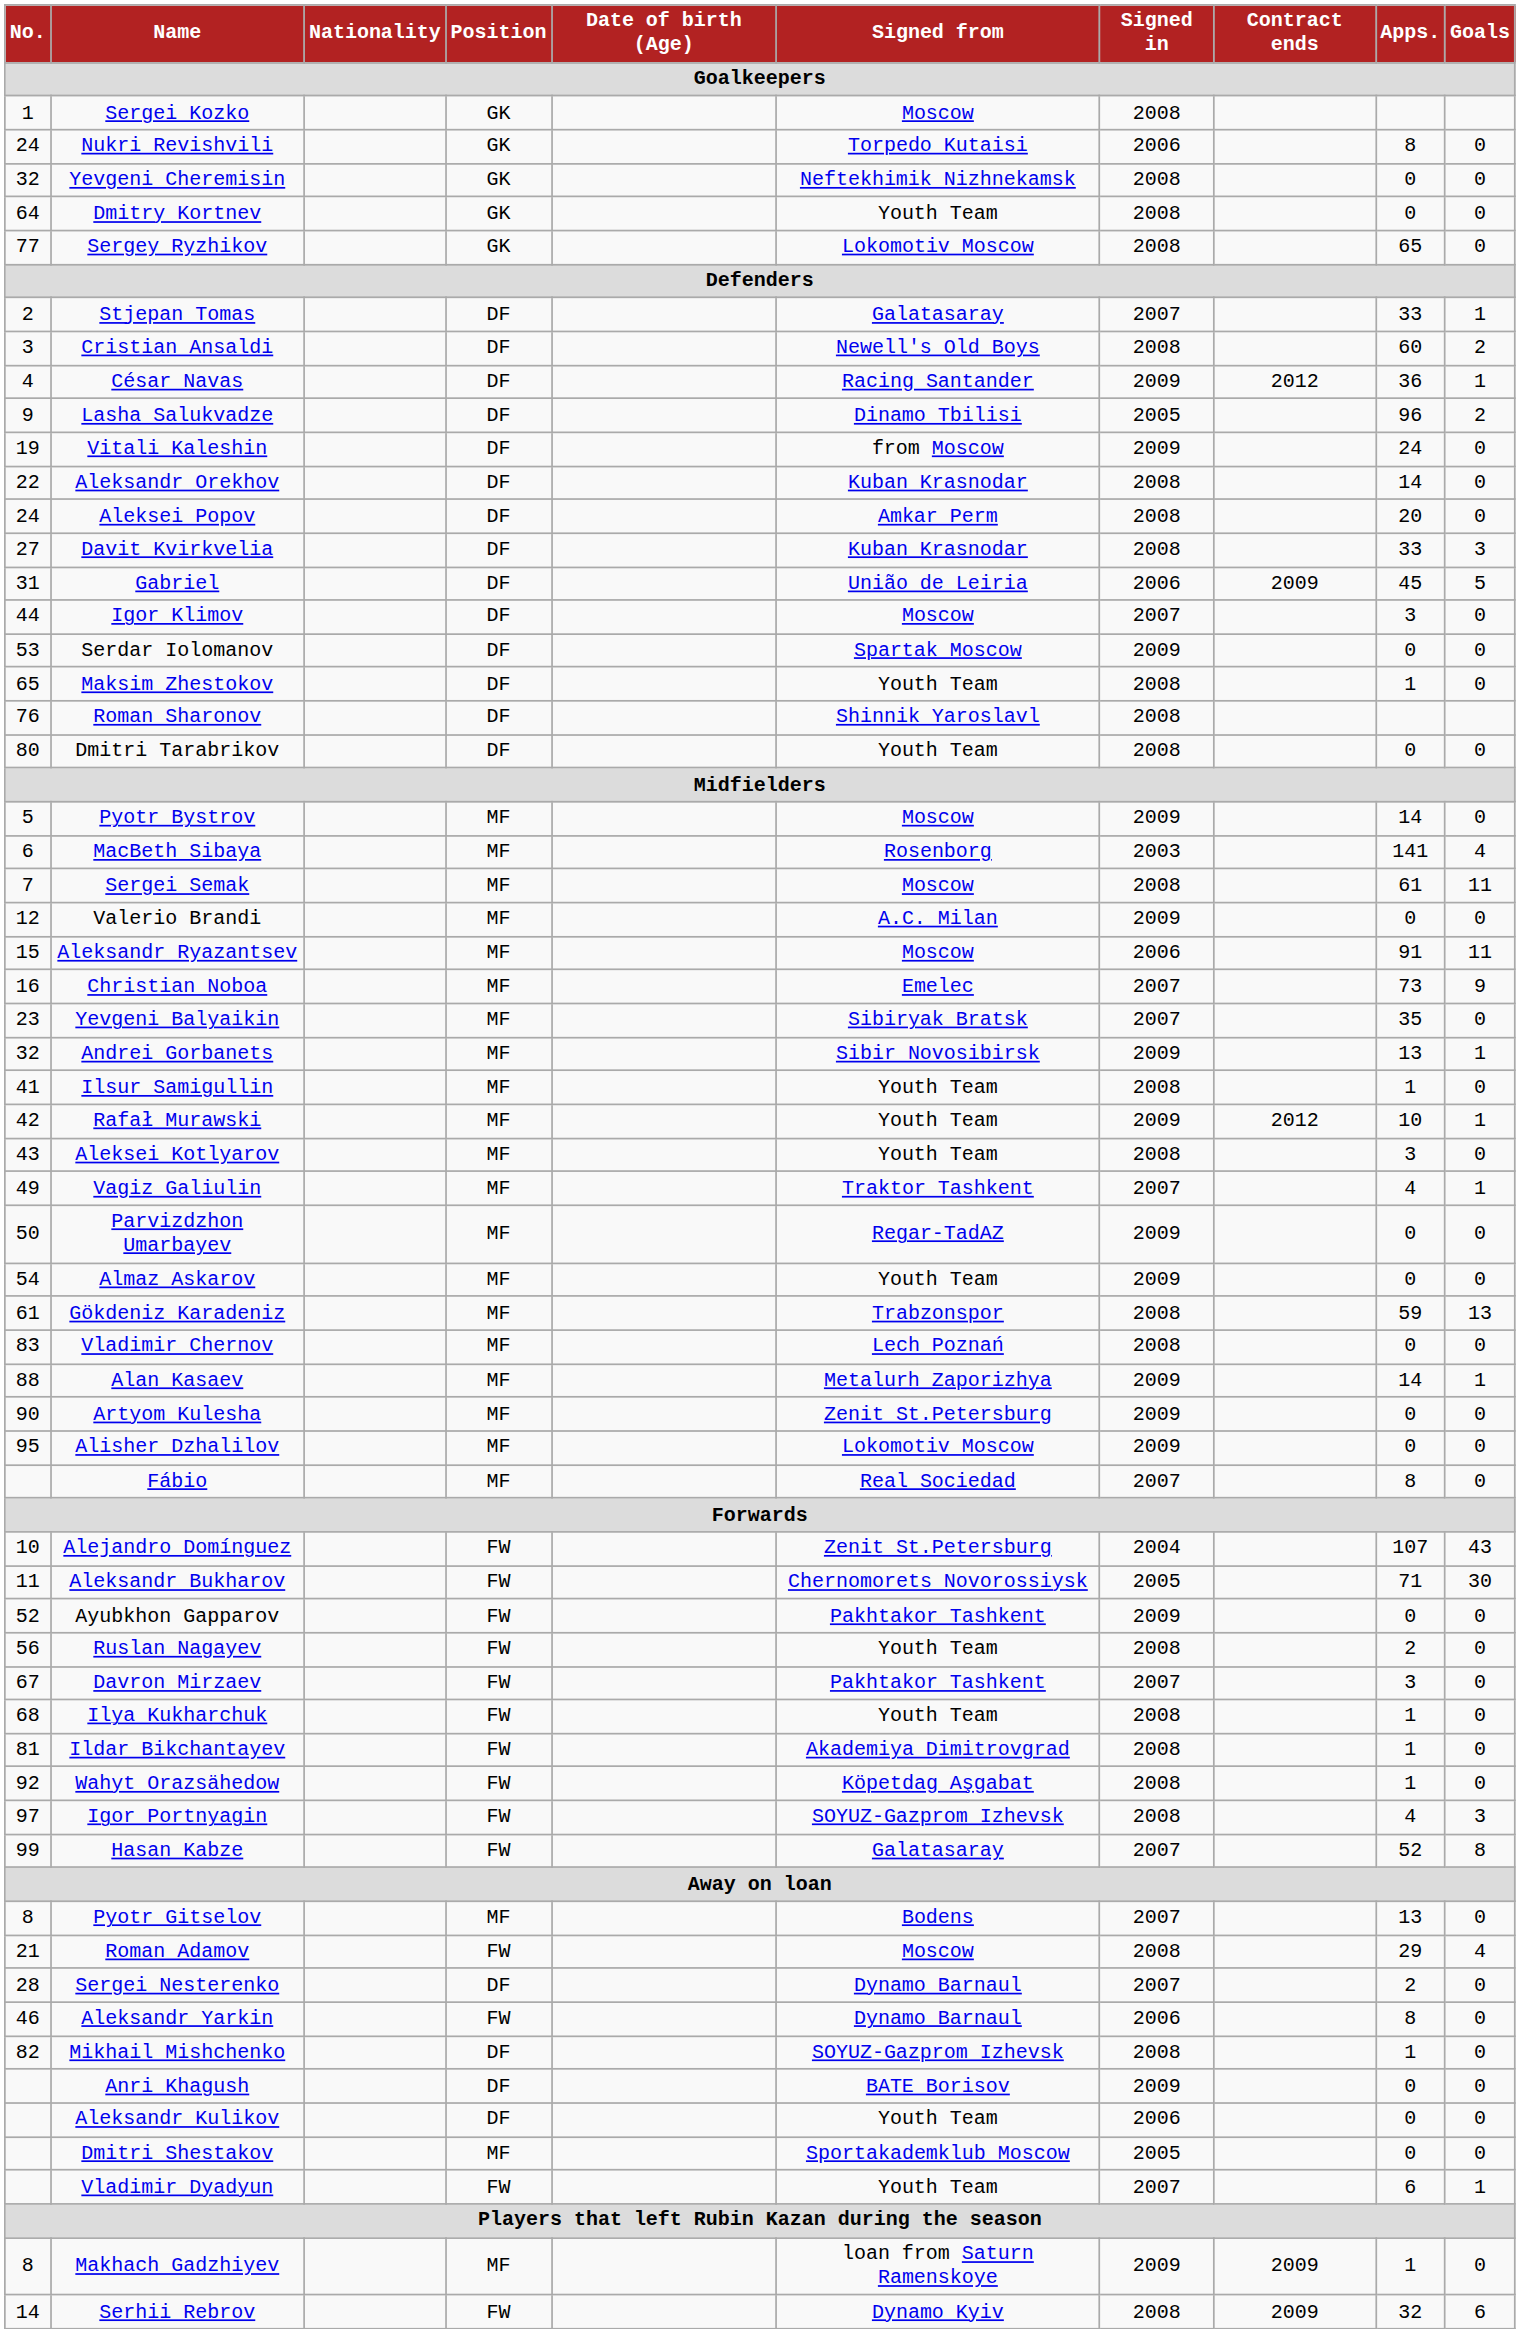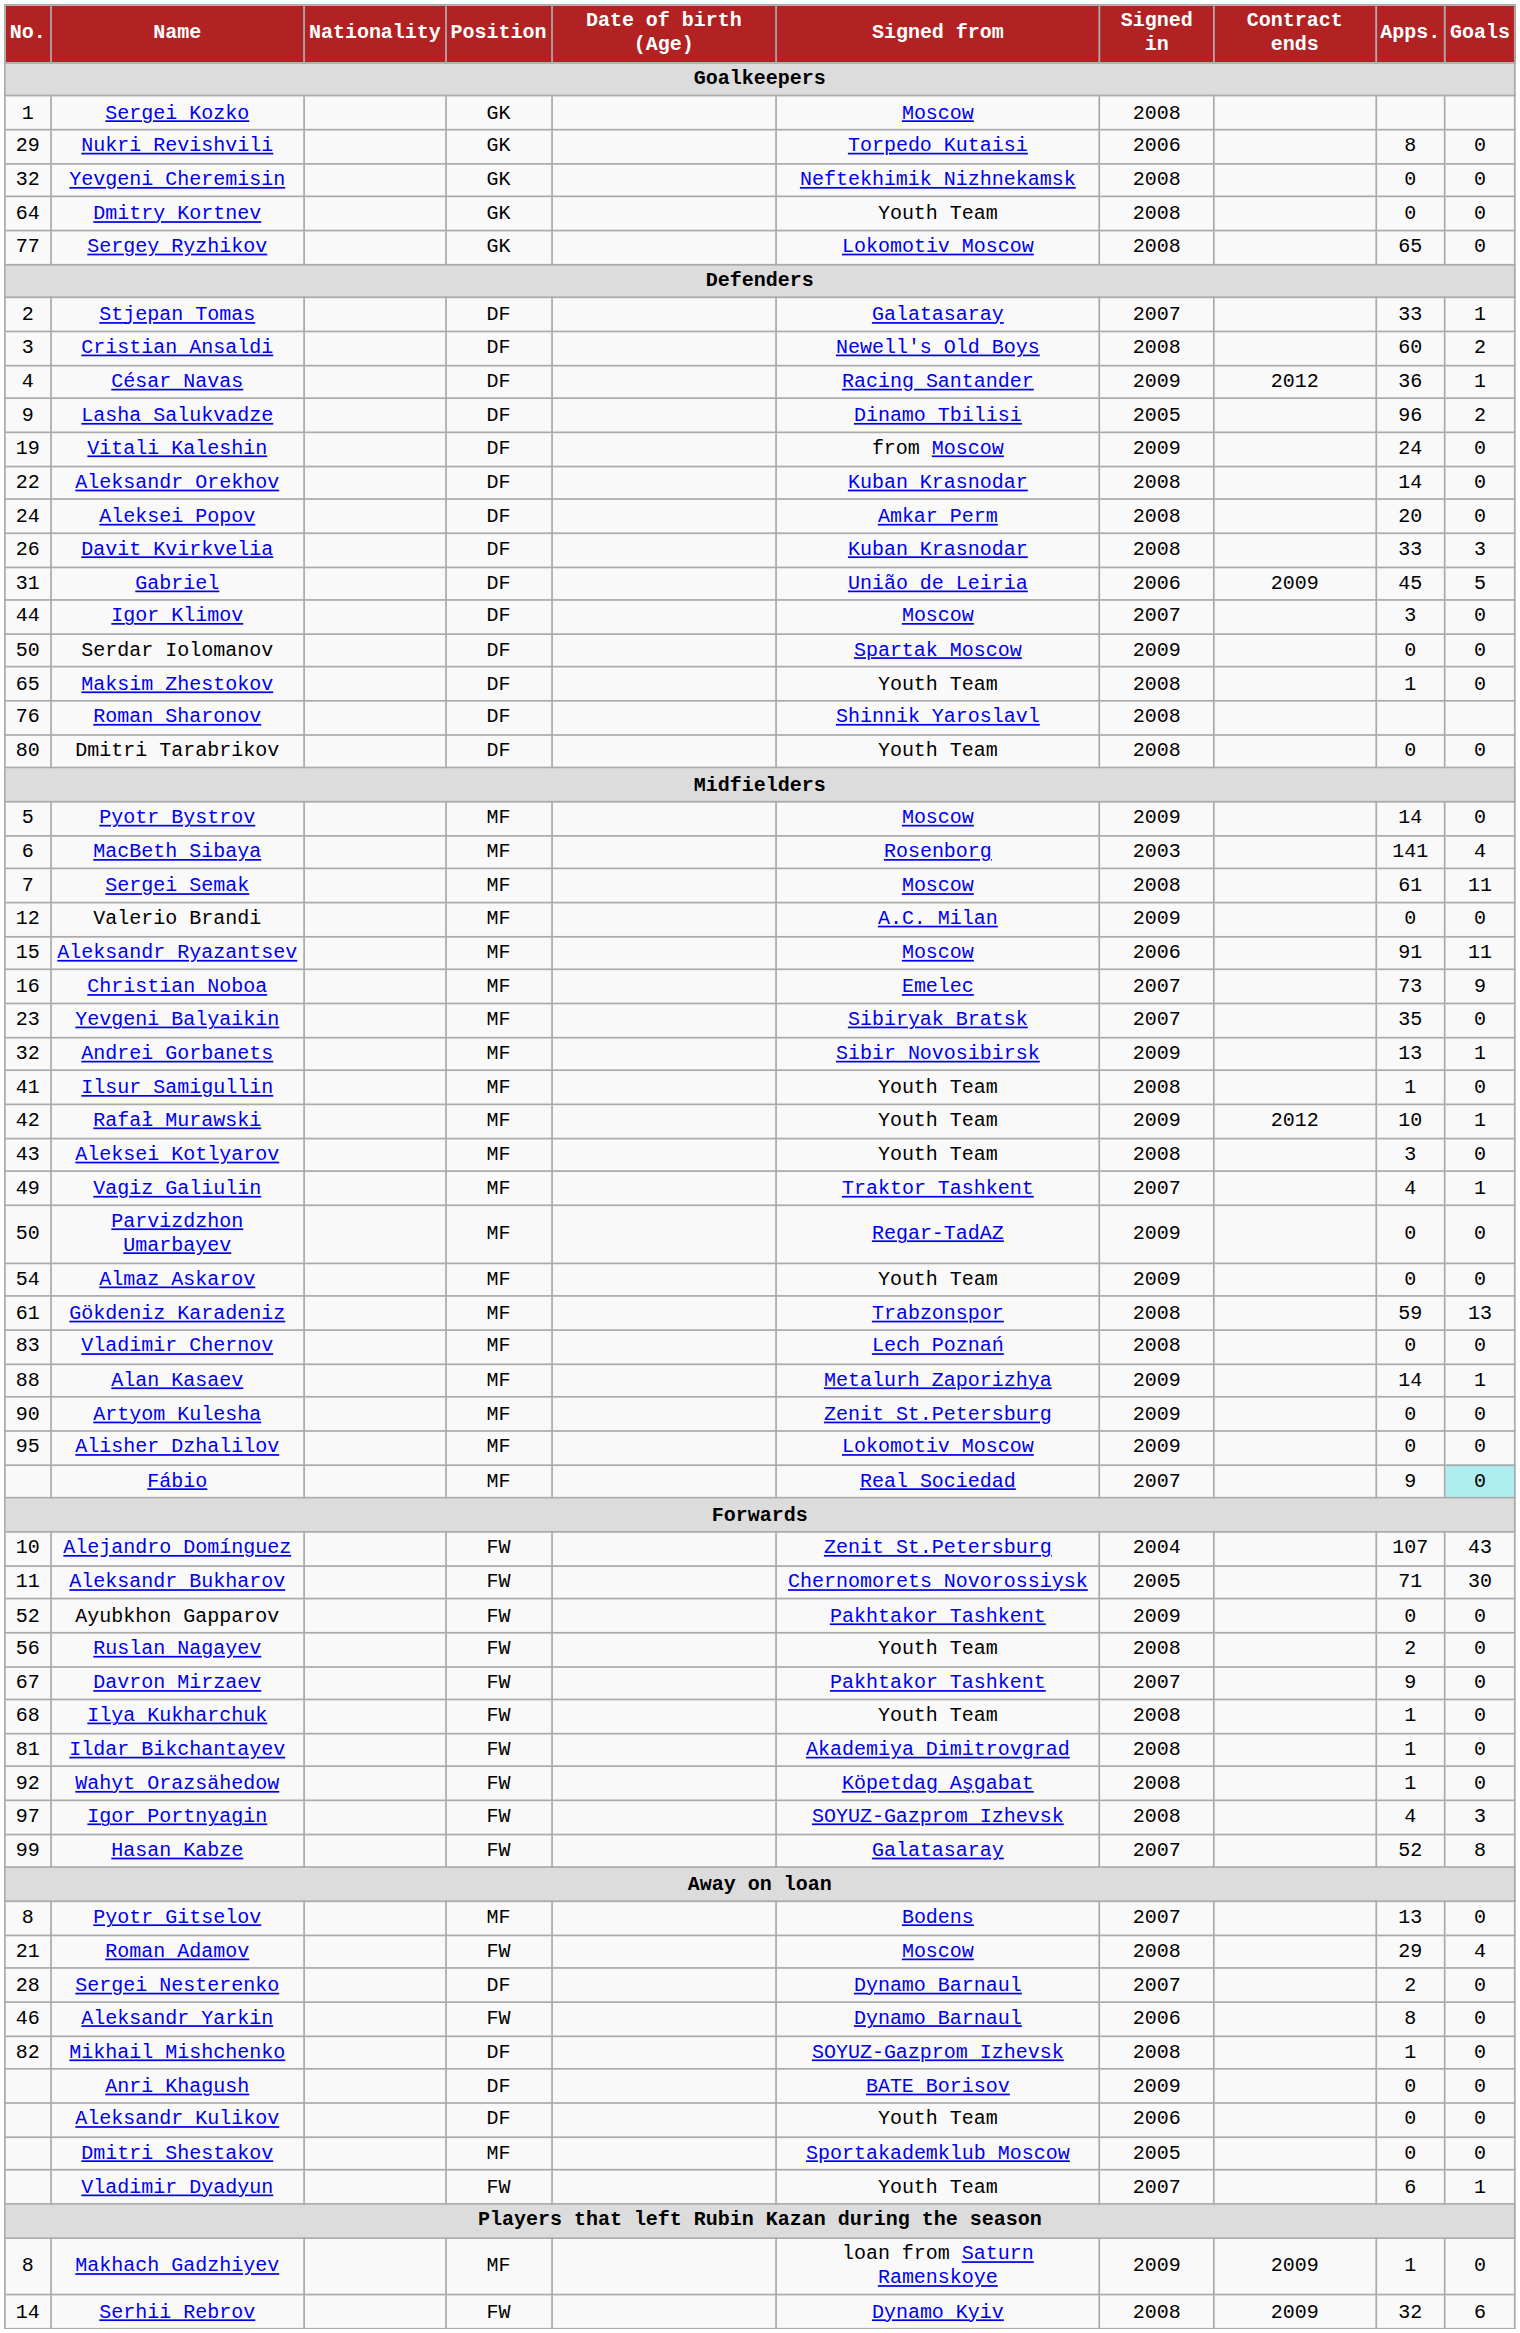(28, 146) 24 -> (28, 146) 29
(28, 549) 27 -> (28, 549) 26
(28, 650) 53 -> (28, 650) 50
(1410, 1481) 8 -> (1410, 1481) 9
(1480, 1481) no background -> (1480, 1481) paleturquoise background
(1410, 1683) 3 -> (1410, 1683) 9
